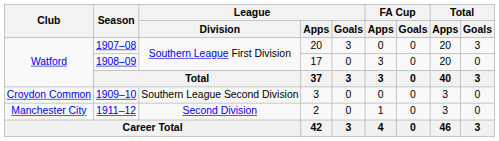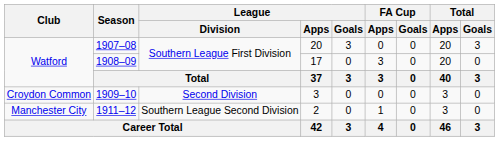(220, 95) Southern League Second Division -> (220, 95) Second Division
(220, 111) Second Division -> (220, 111) Southern League Second Division
